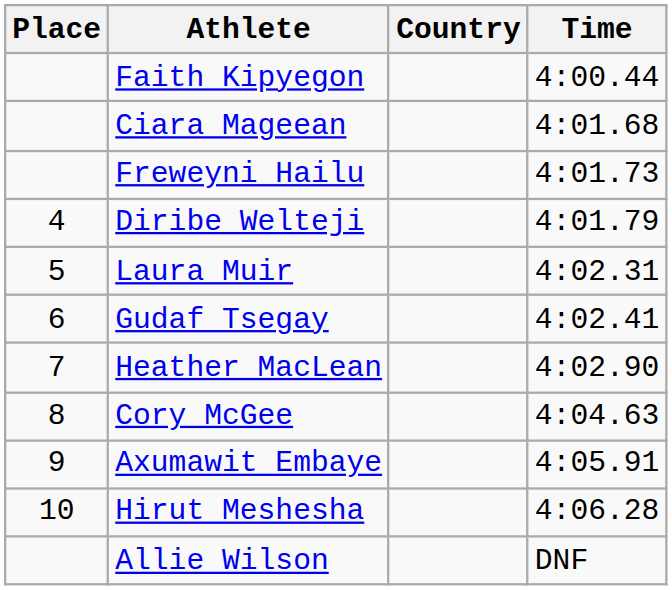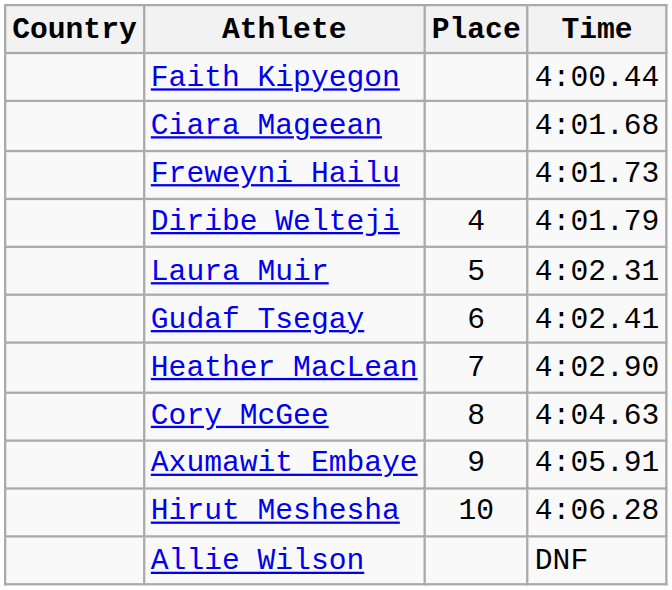columns swapped: (57, 29) <-> (458, 29)
